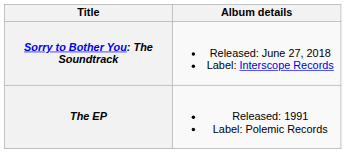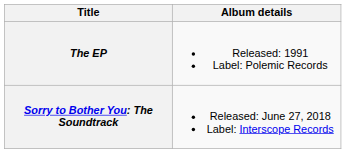rows swapped: (88, 116) <-> (88, 53)
